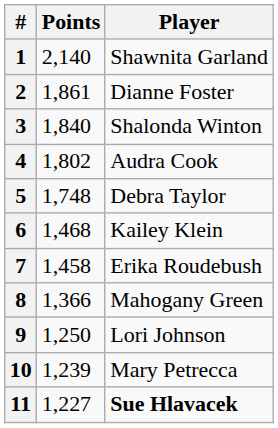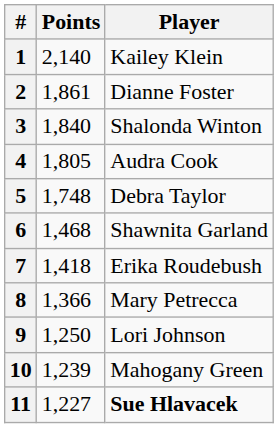(189, 56) Shawnita Garland -> (167, 56) Kailey Klein
(66, 160) 1,802 -> (66, 160) 1,805
(167, 230) Kailey Klein -> (189, 230) Shawnita Garland
(66, 265) 1,458 -> (66, 265) 1,418
(187, 299) Mahogany Green -> (174, 299) Mary Petrecca
(174, 369) Mary Petrecca -> (187, 369) Mahogany Green
